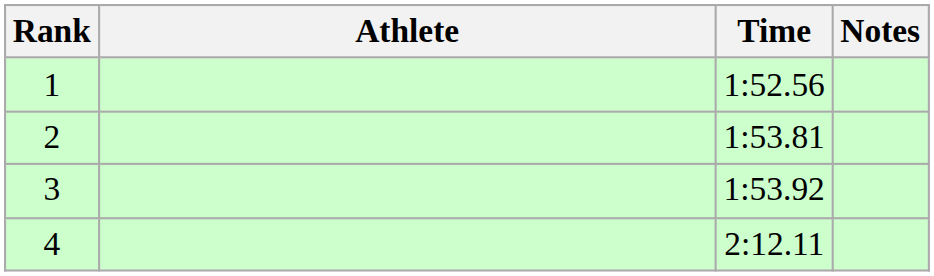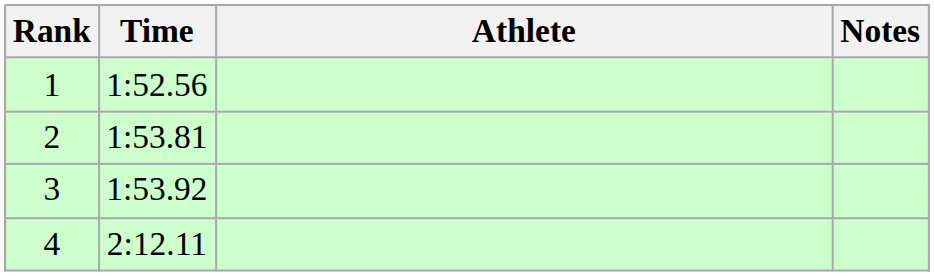columns swapped: (407, 31) <-> (774, 31)
